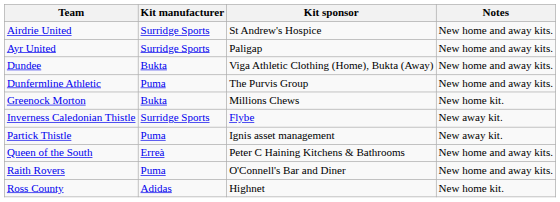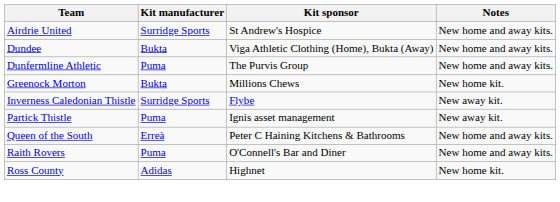- row: (31, 48)
